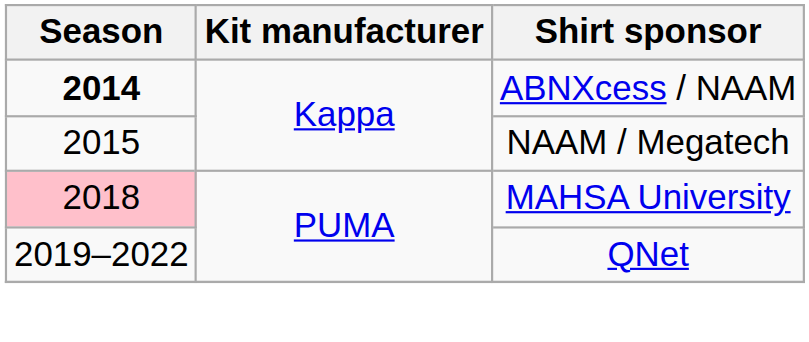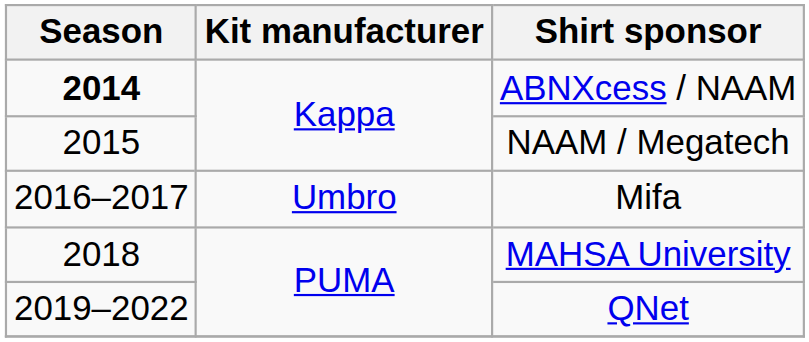+ row: (648, 198)
(101, 198) pink background -> (101, 253) no background
